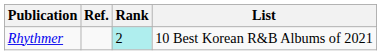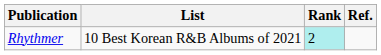columns swapped: (264, 15) <-> (96, 15)
